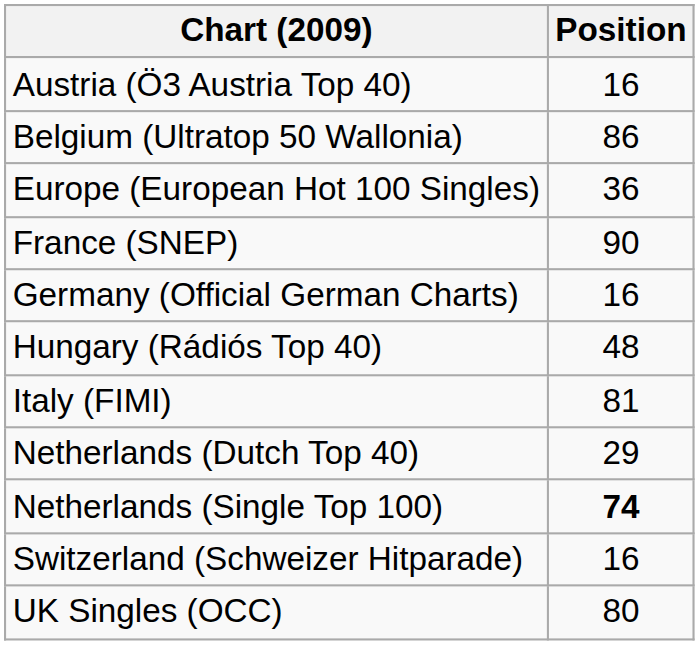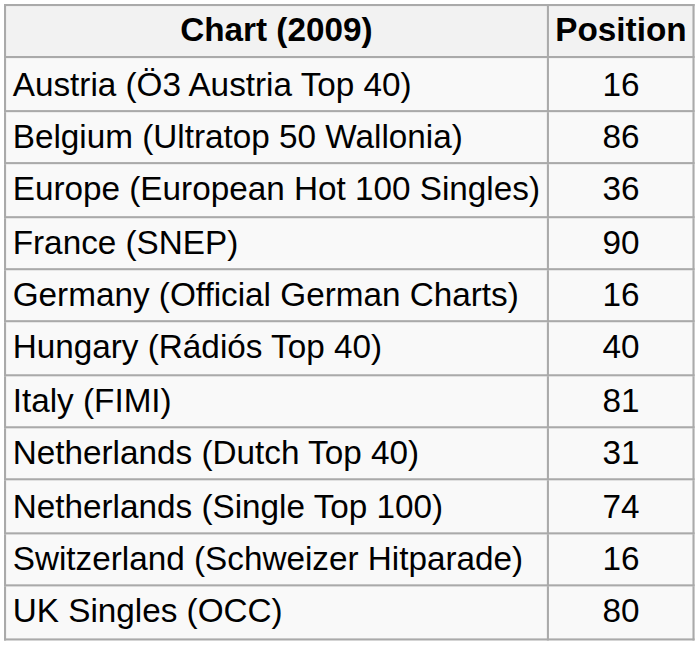(621, 347) 48 -> (621, 347) 40
(621, 453) 29 -> (621, 453) 31
(621, 505) bold -> (621, 505) normal
